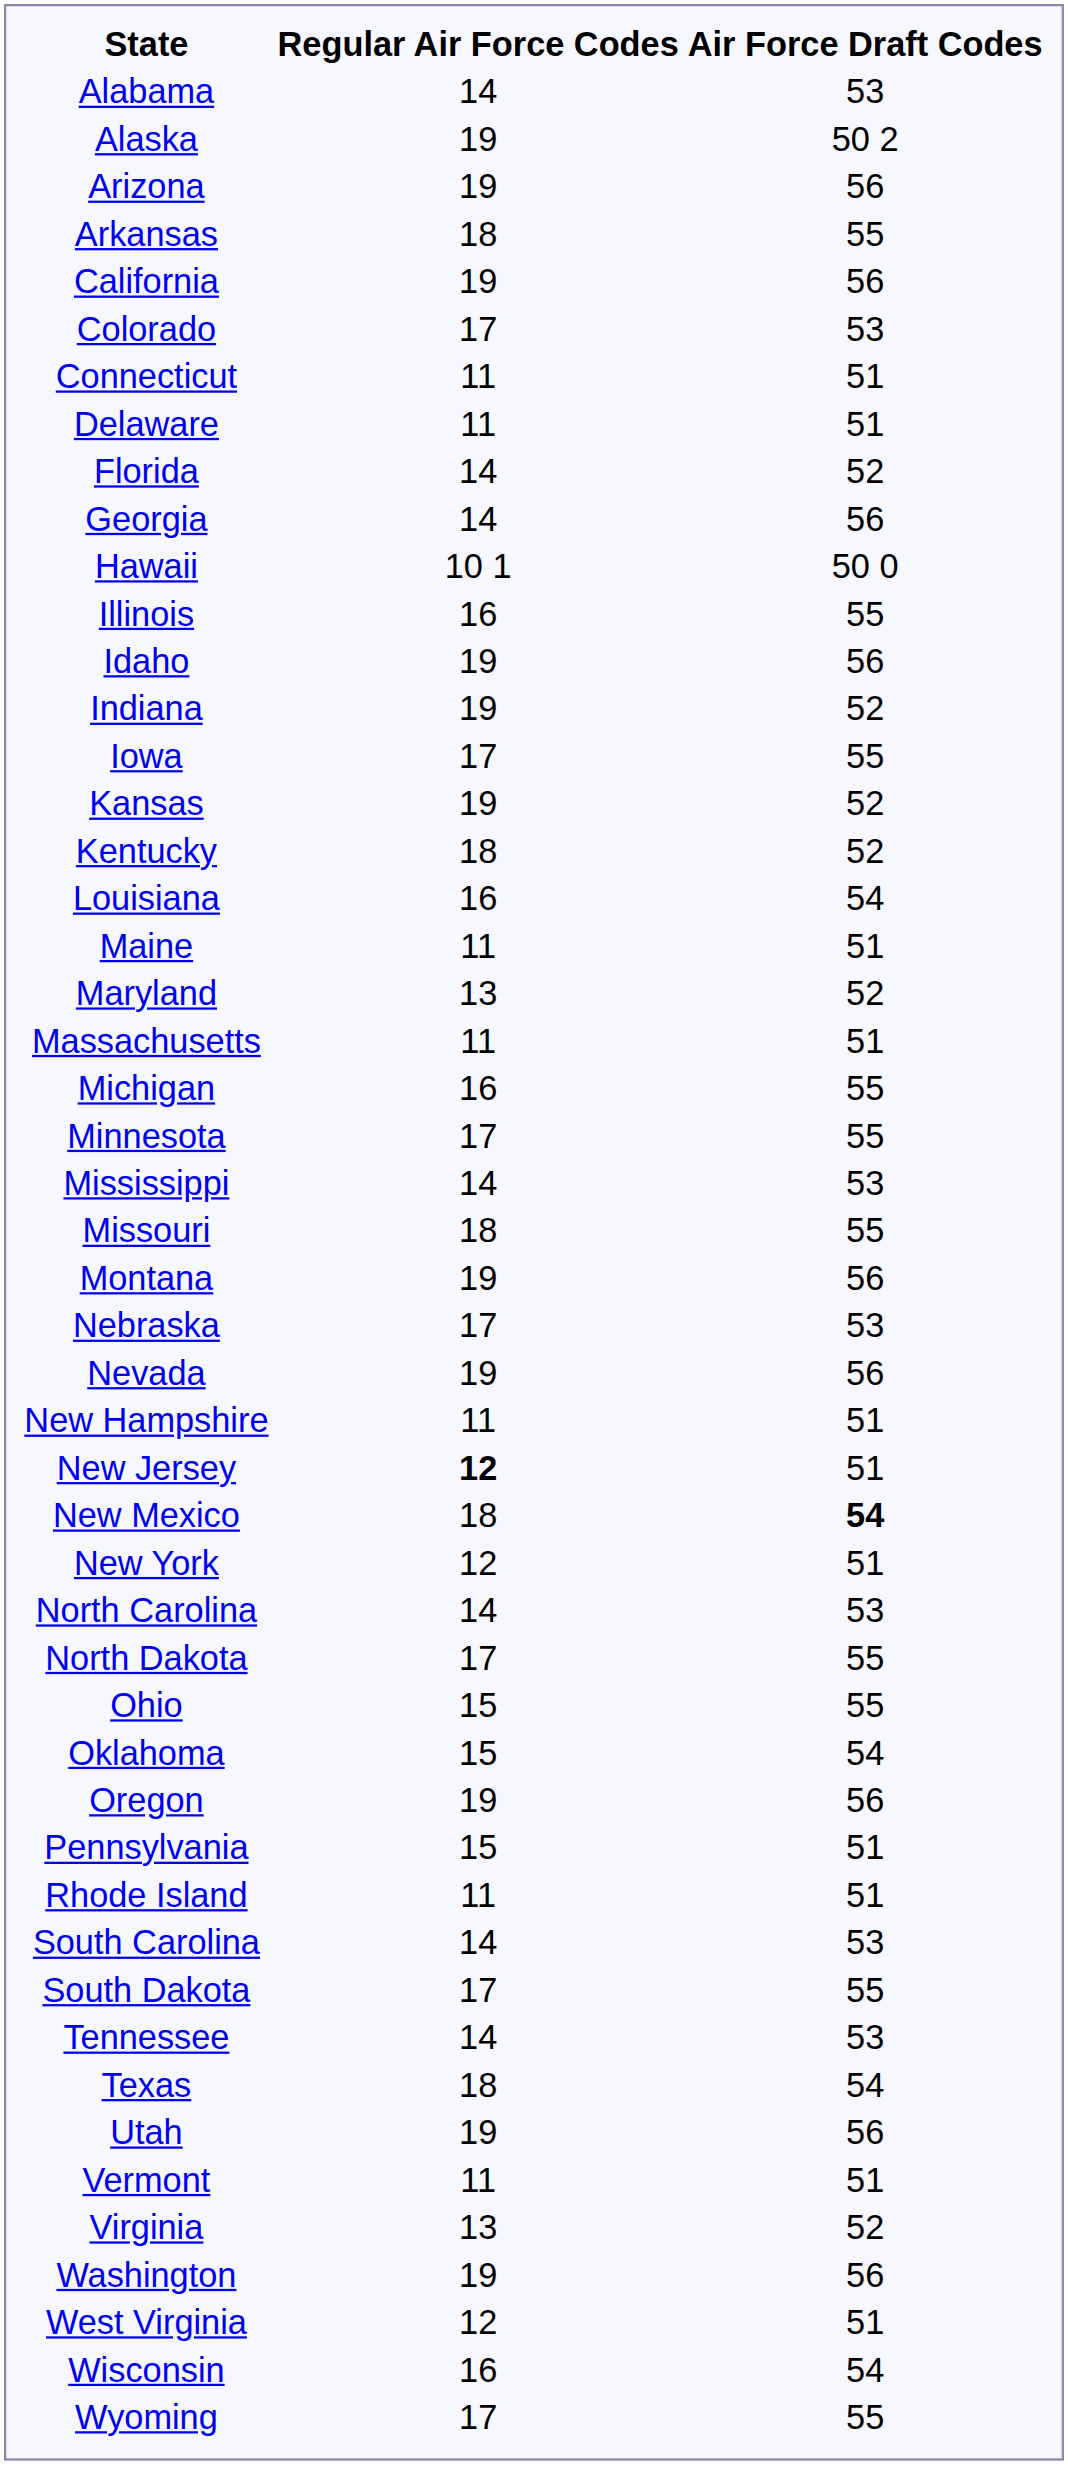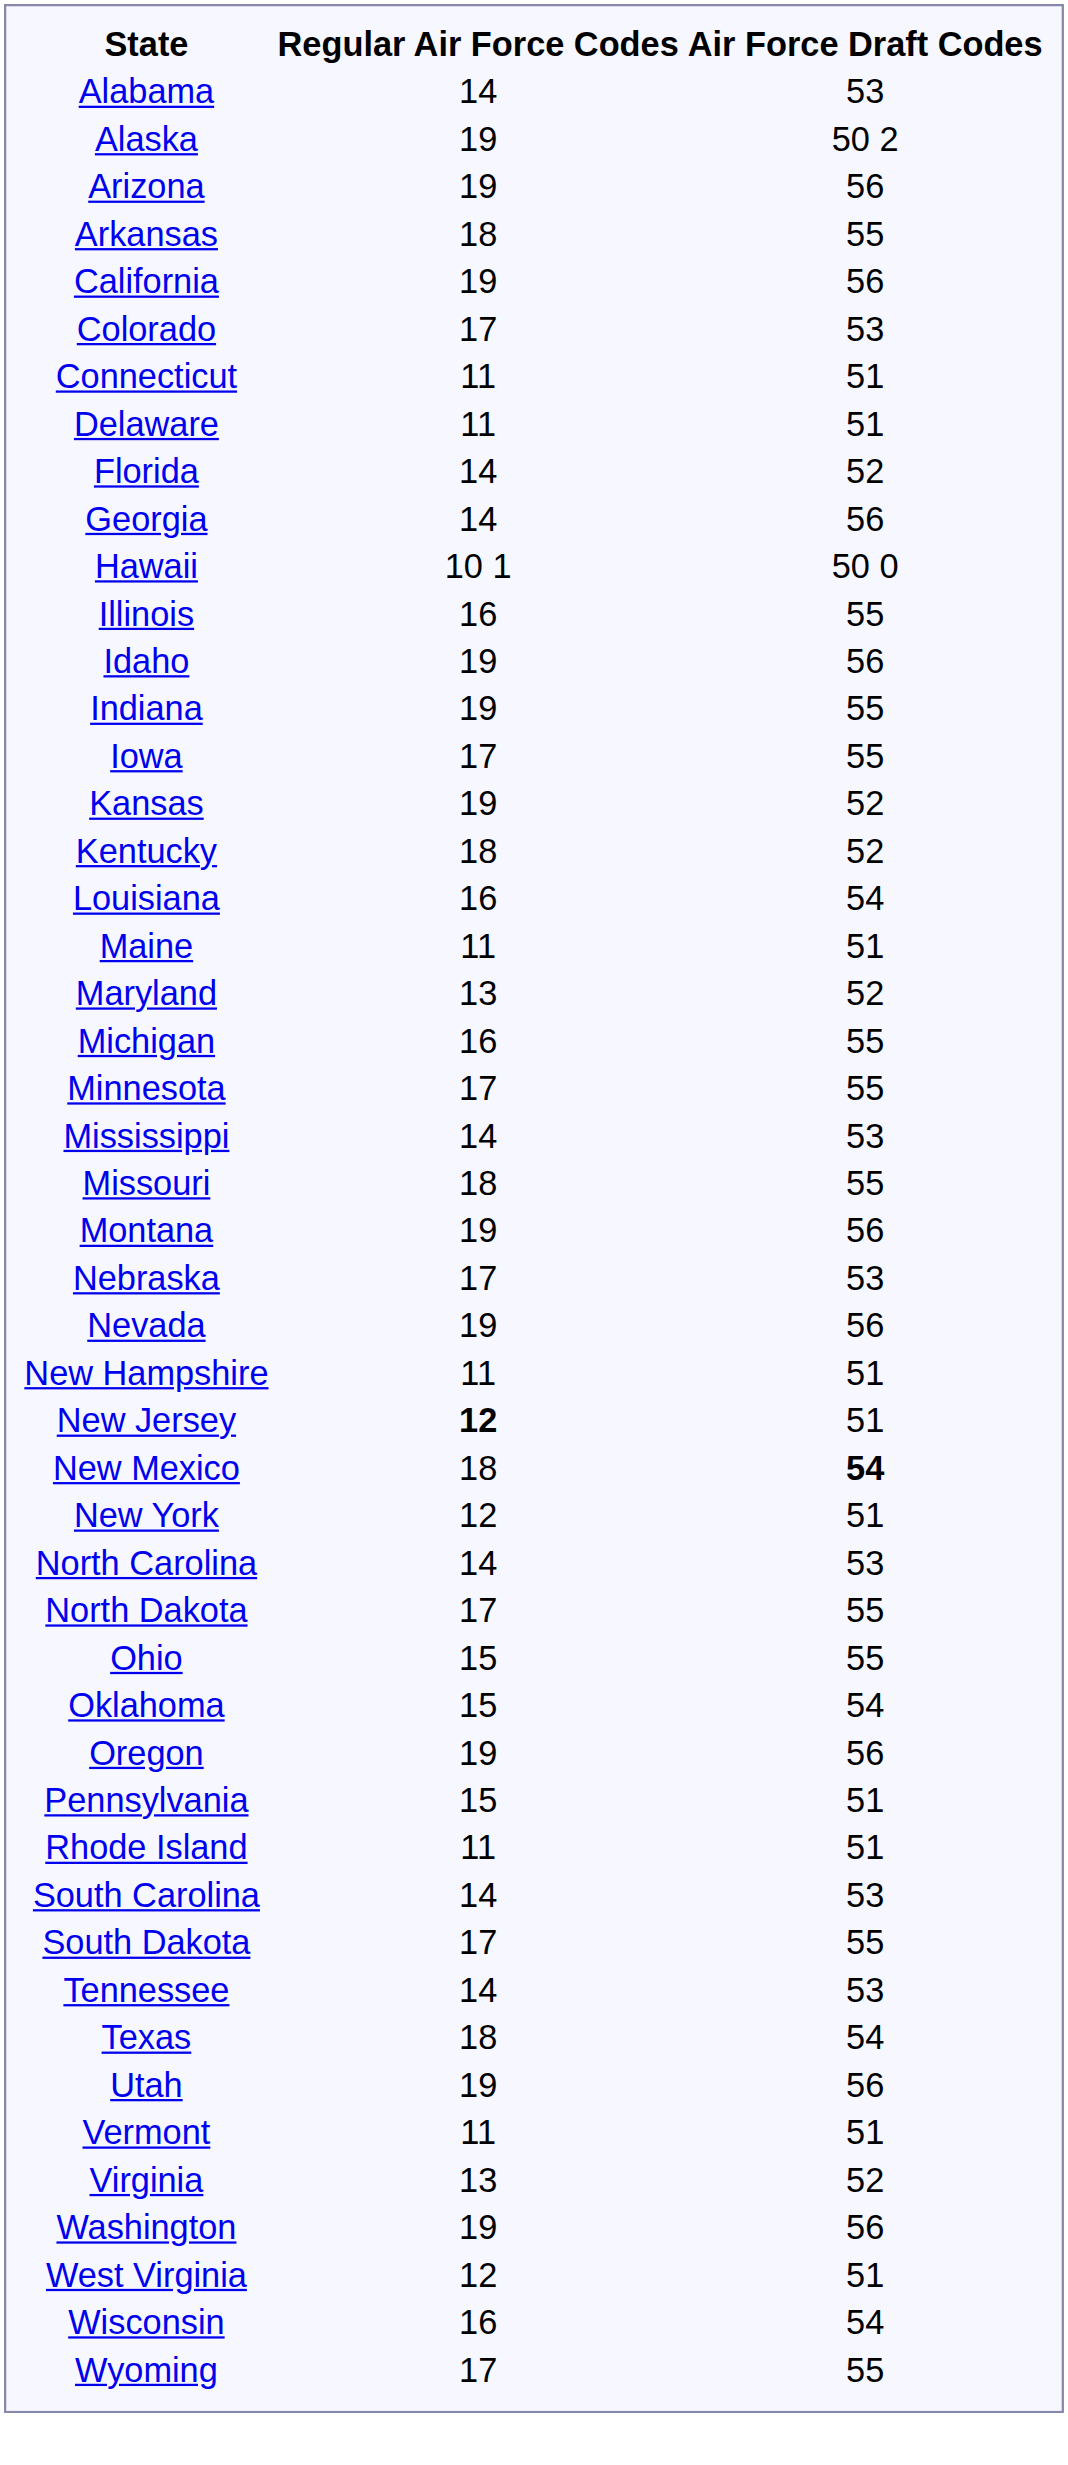(865, 708) 52 -> (865, 708) 55
- row: (146, 1040)
